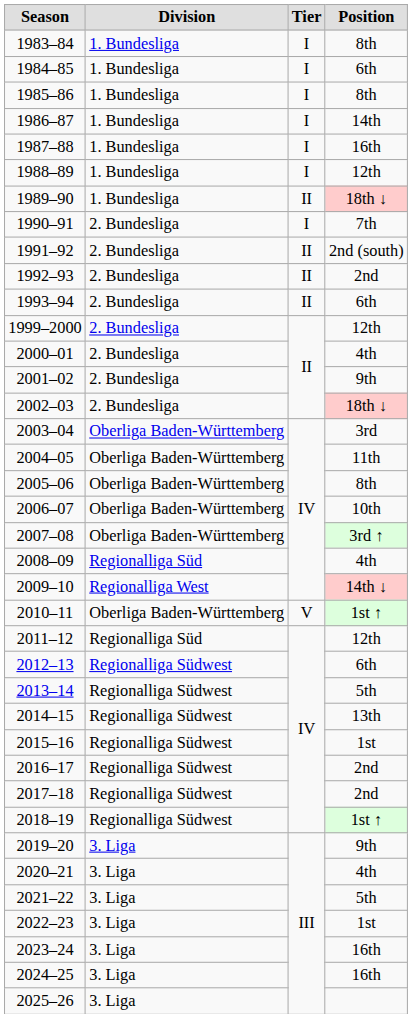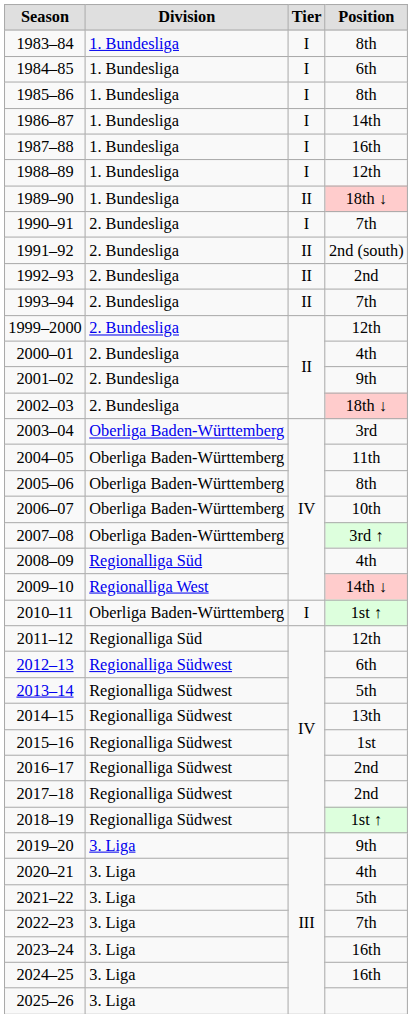(366, 302) 6th -> (366, 302) 7th
(307, 612) V -> (307, 612) I
(366, 923) 1st -> (366, 923) 7th
